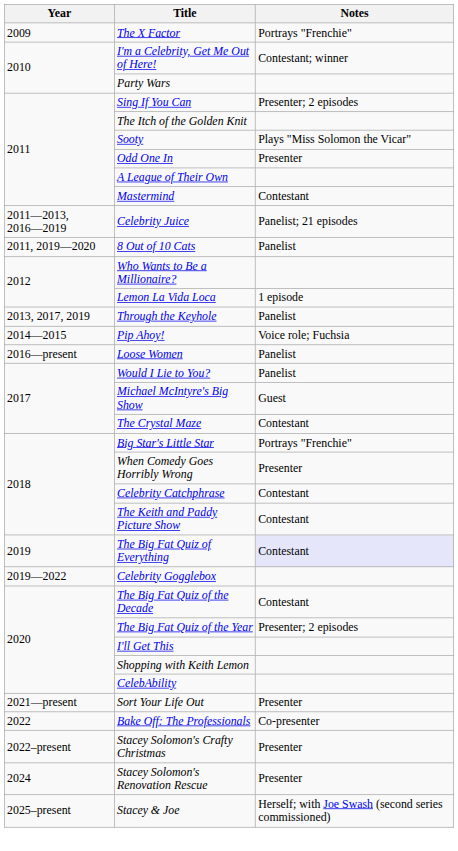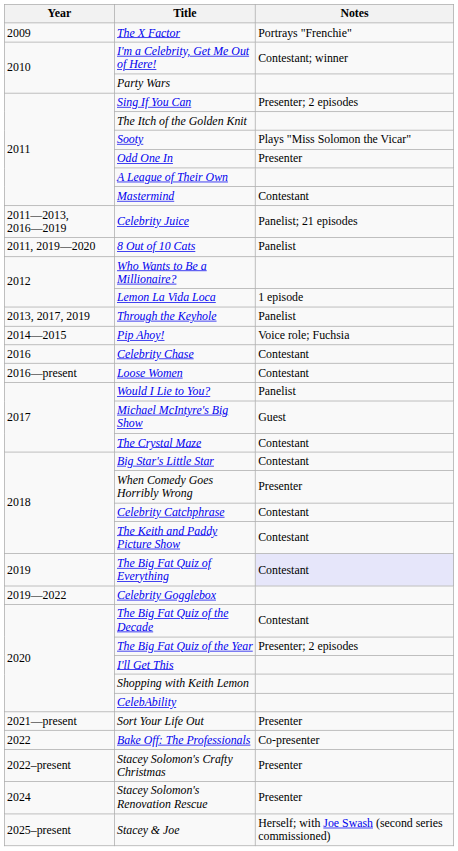+ row: (155, 354)
(277, 354) Panelist -> (284, 373) Contestant
(305, 442) Portrays "Frenchie" -> (284, 461) Contestant
